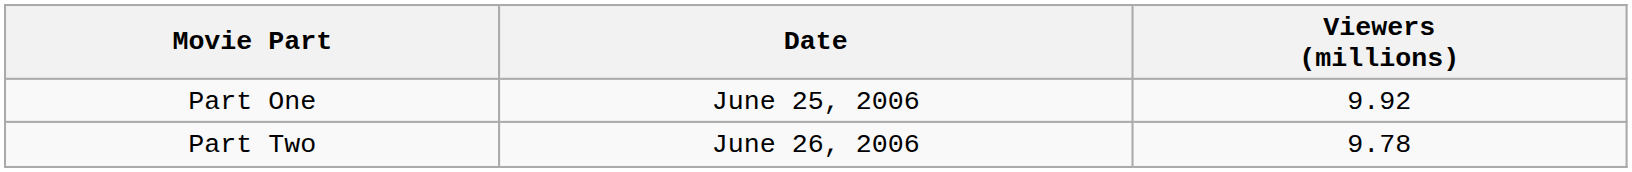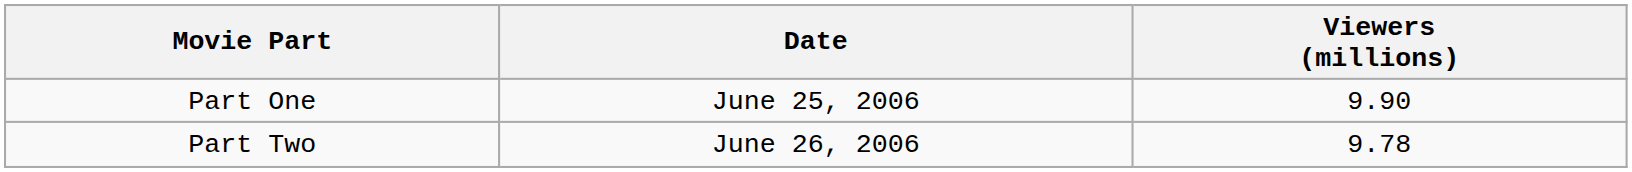(1379, 101) 9.92 -> (1379, 101) 9.90
